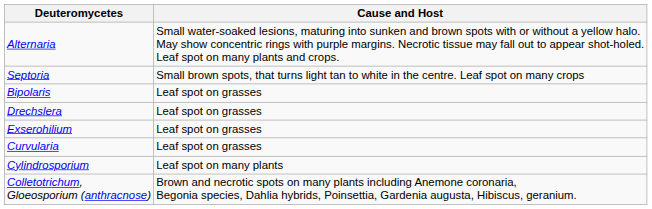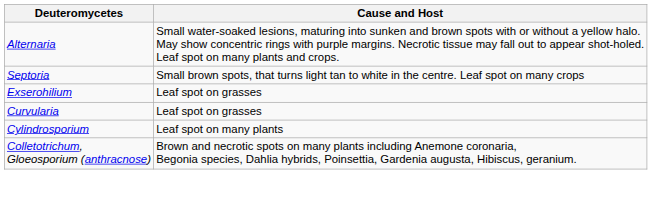- row: (29, 93)
- row: (34, 111)
